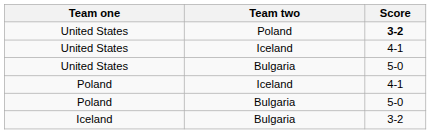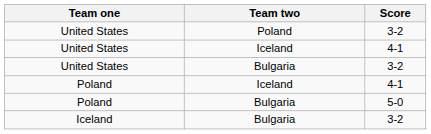(395, 31) bold -> (395, 31) normal
(395, 66) 5-0 -> (395, 66) 3-2
